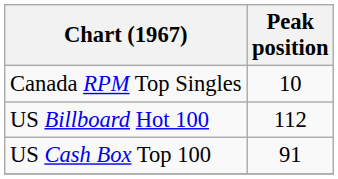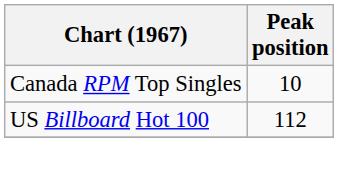- row: (110, 155)
